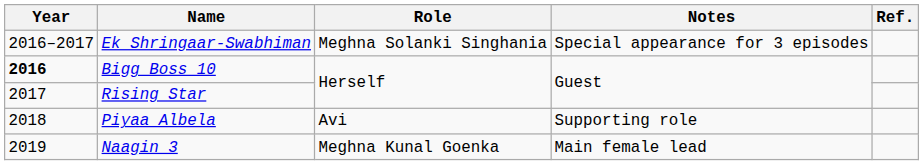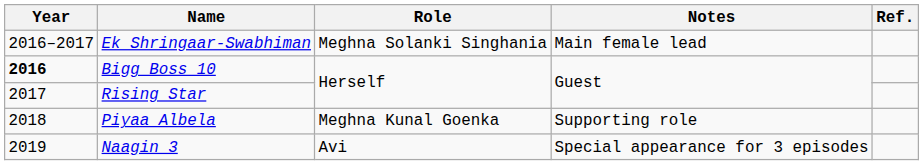(712, 43) Special appearance for 3 episodes -> (631, 43) Main female lead
(333, 121) Avi -> (409, 121) Meghna Kunal Goenka
(409, 147) Meghna Kunal Goenka -> (333, 147) Avi
(631, 147) Main female lead -> (712, 147) Special appearance for 3 episodes
